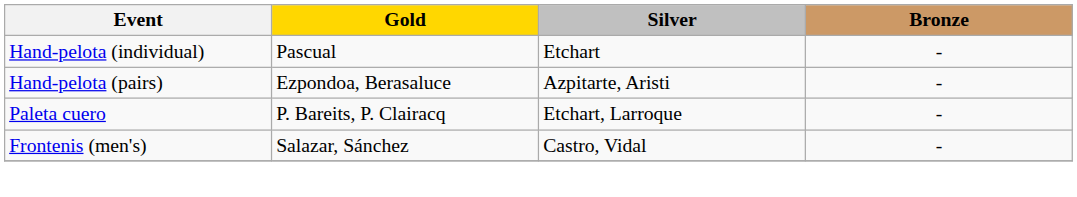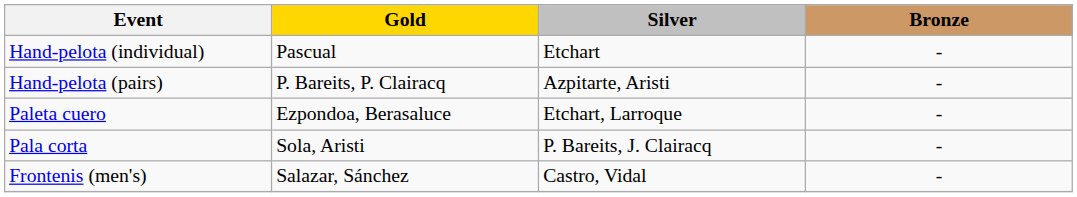(364, 82) Ezpondoa, Berasaluce -> (361, 82) P. Bareits, P. Clairacq
(361, 113) P. Bareits, P. Clairacq -> (364, 113) Ezpondoa, Berasaluce
+ row: (48, 144)
